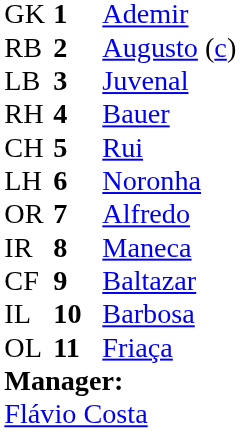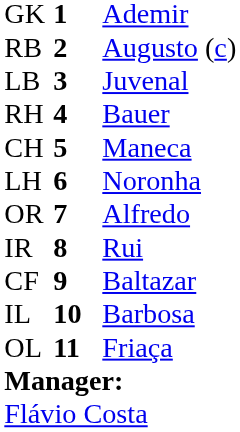(123, 147) Rui -> (147, 147) Maneca
(147, 247) Maneca -> (123, 247) Rui
